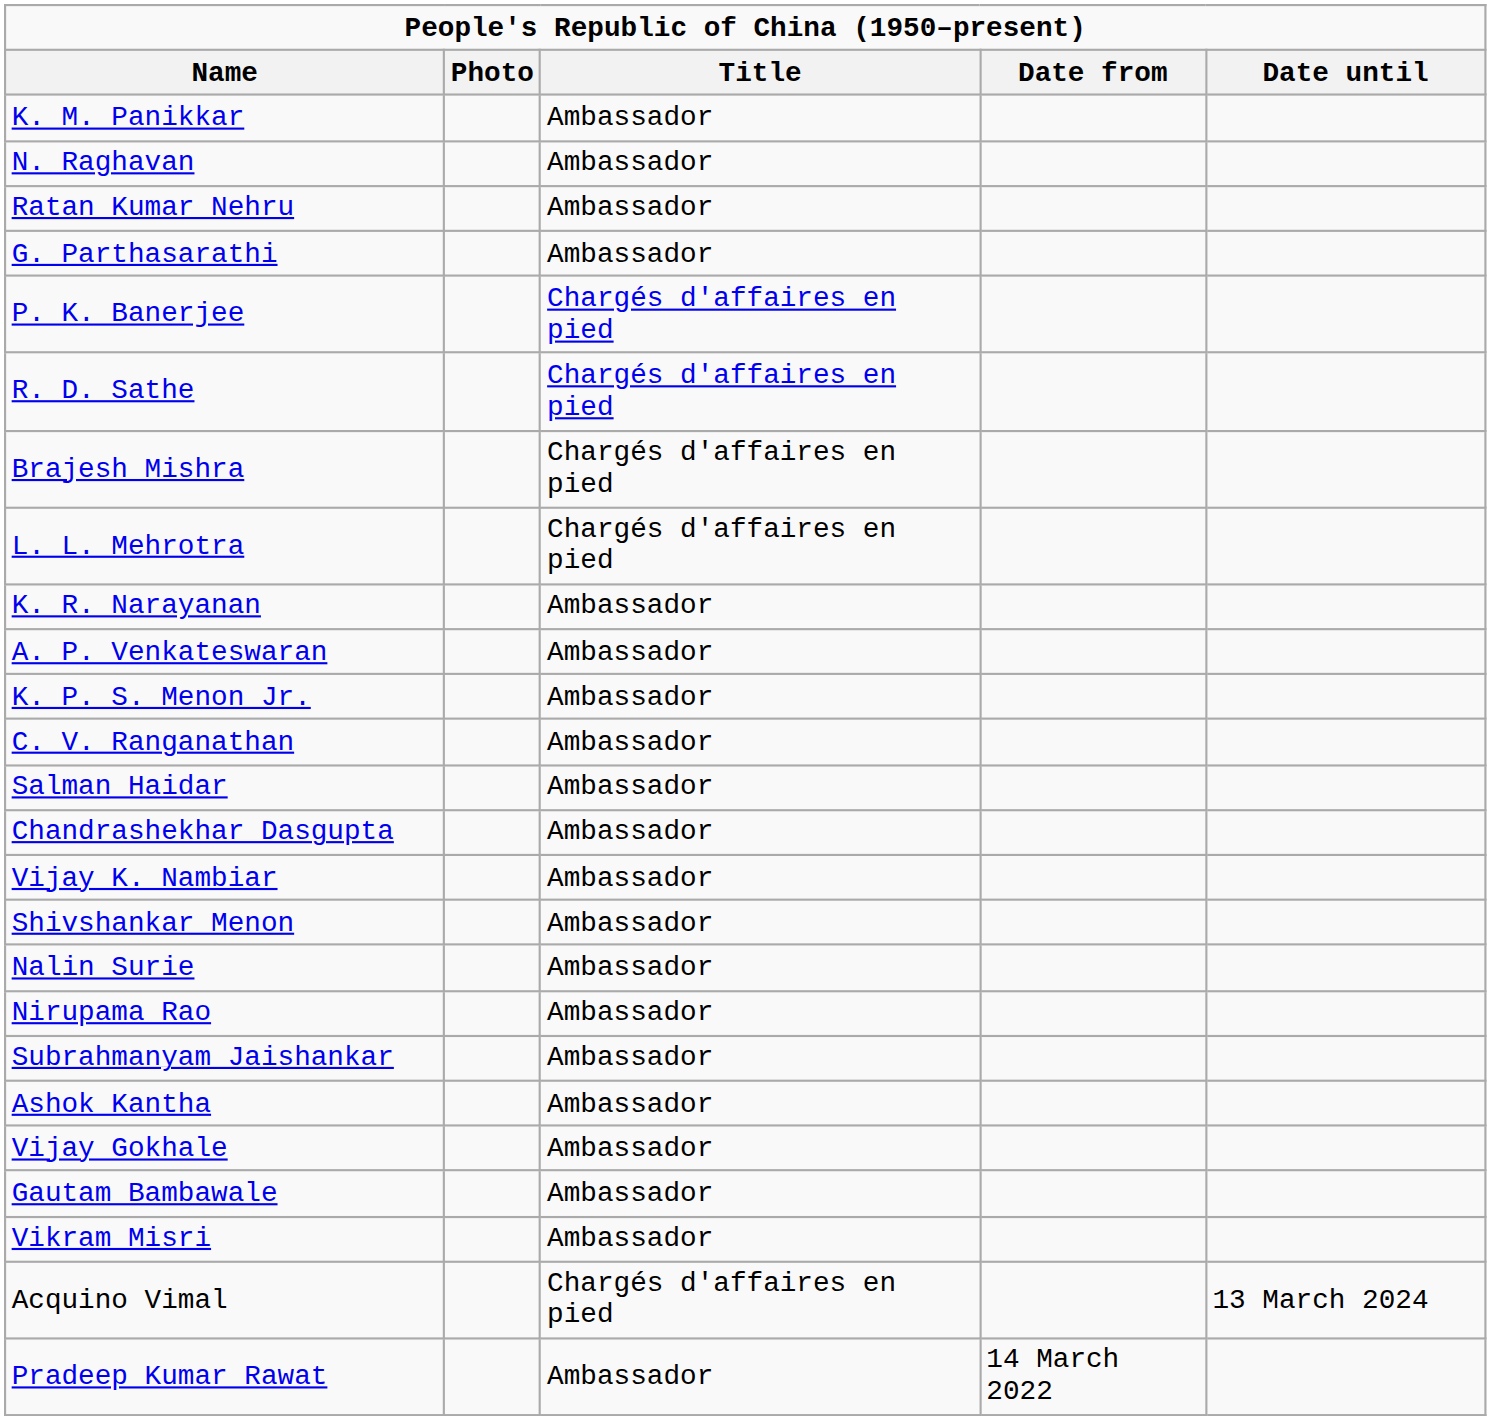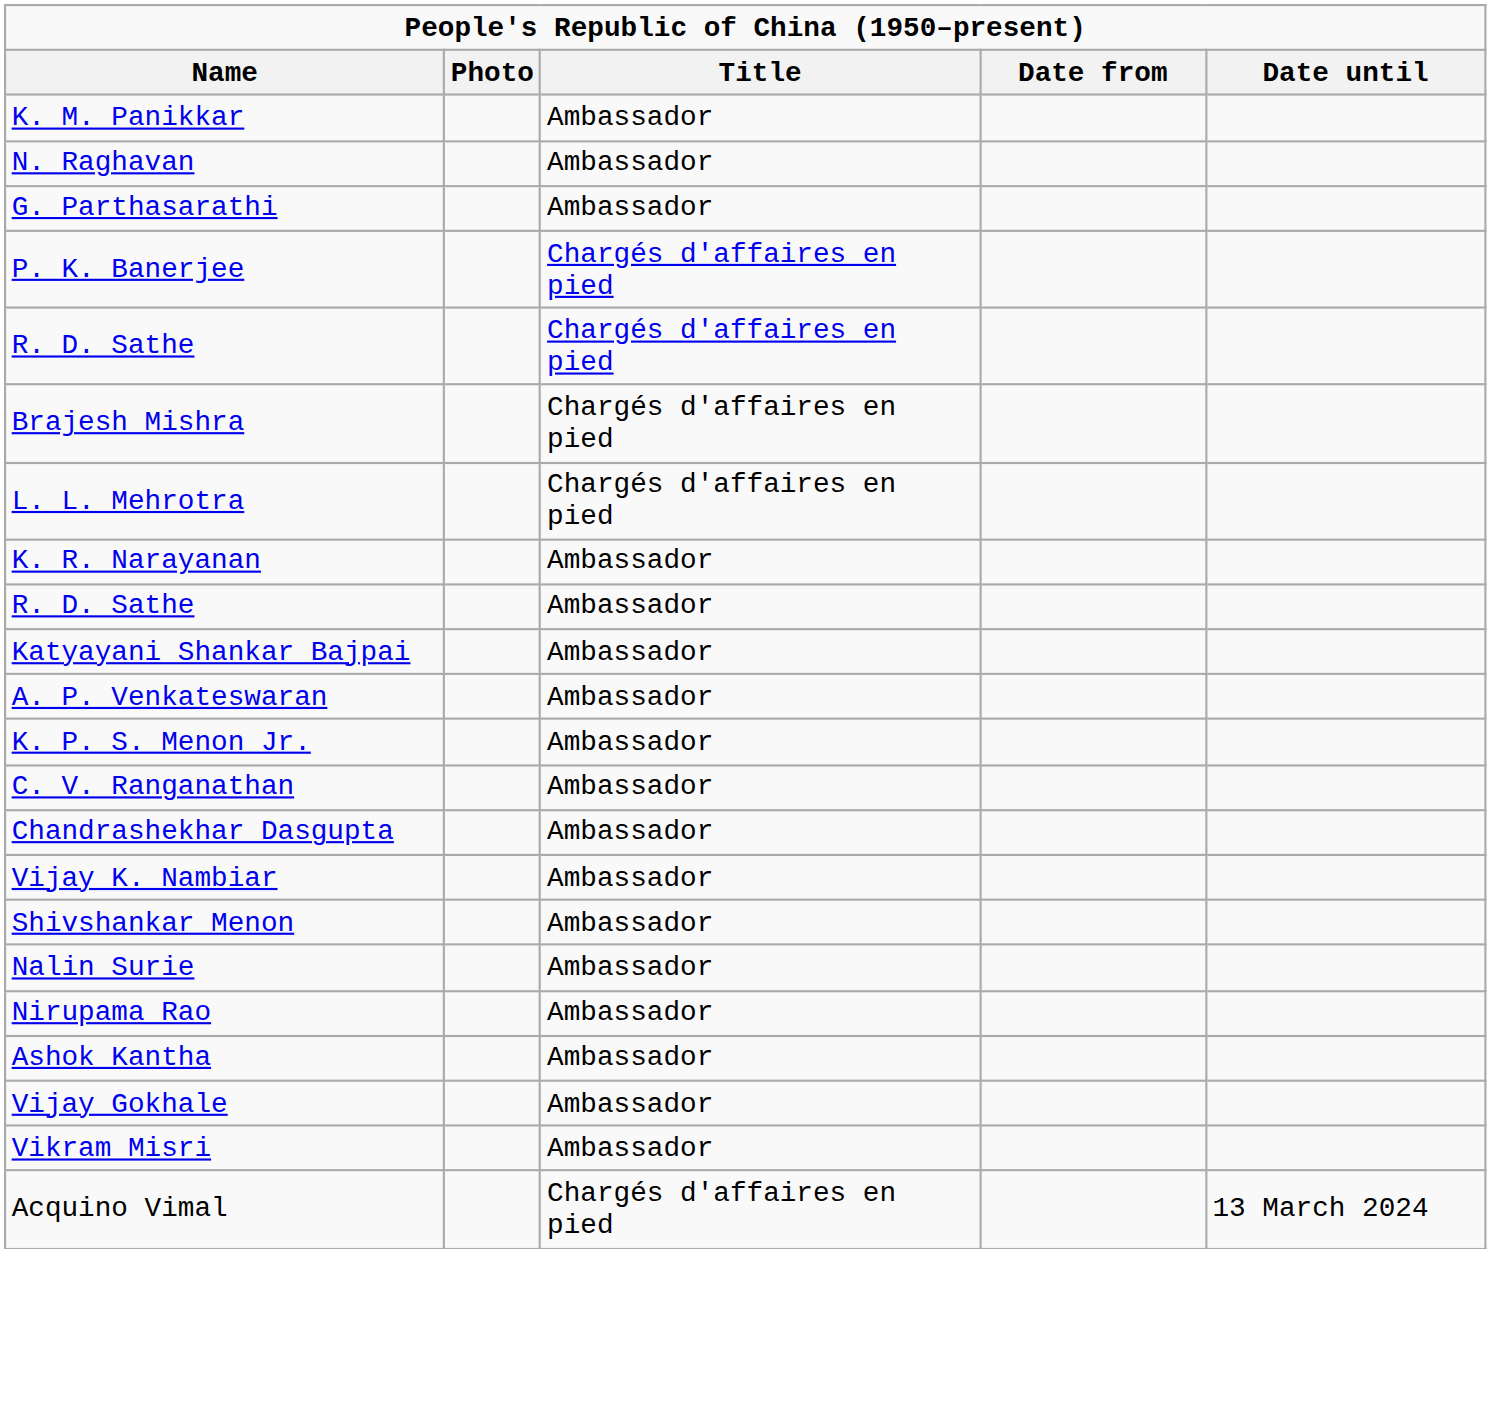- row: (153, 208)
+ row: (103, 607)
+ row: (211, 652)
- row: (120, 787)
- row: (203, 1058)
- row: (145, 1193)
- row: (170, 1377)
